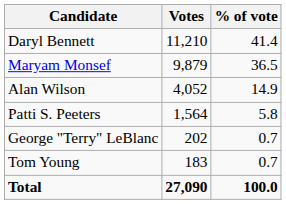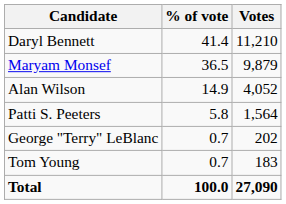columns swapped: (186, 16) <-> (246, 16)
